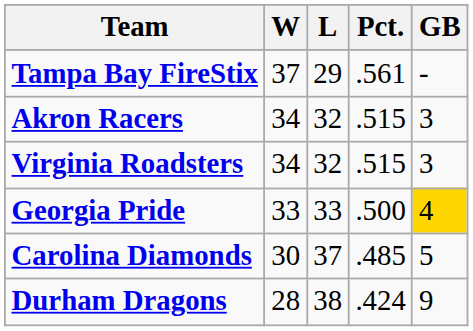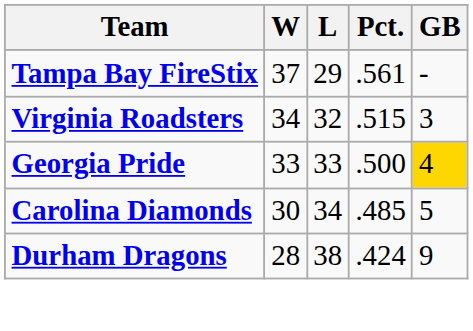- row: (97, 118)
(328, 255) 37 -> (328, 210) 34
